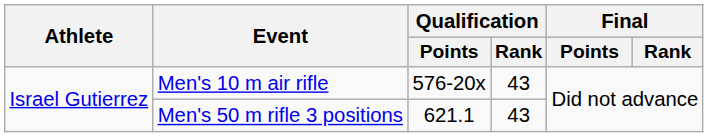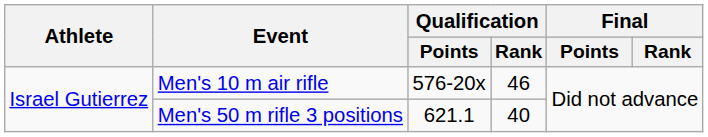(519, 83) 43 -> (519, 83) 46
(519, 116) 43 -> (519, 116) 40
